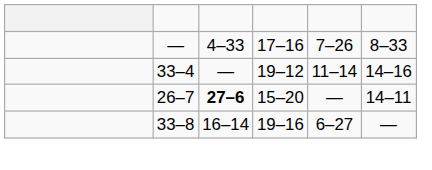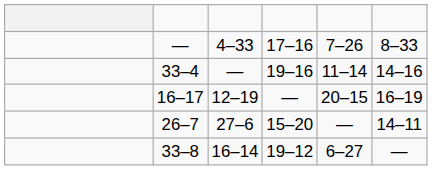(280, 72) 19–12 -> (290, 72) 19–16
+ row: (180, 98)
(226, 98) bold -> (235, 125) normal
(280, 125) 19–16 -> (290, 151) 19–12
